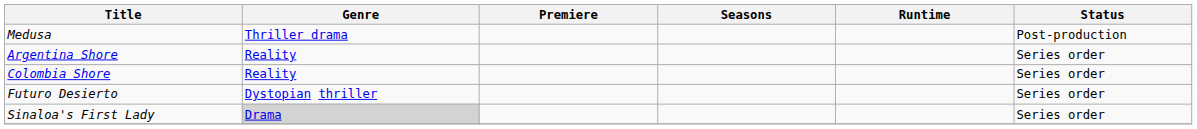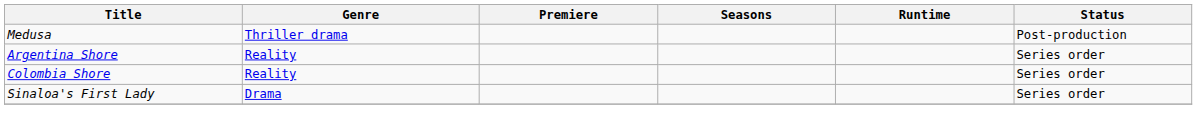- row: (63, 94)
(263, 114) lightgrey background -> (263, 94) no background
